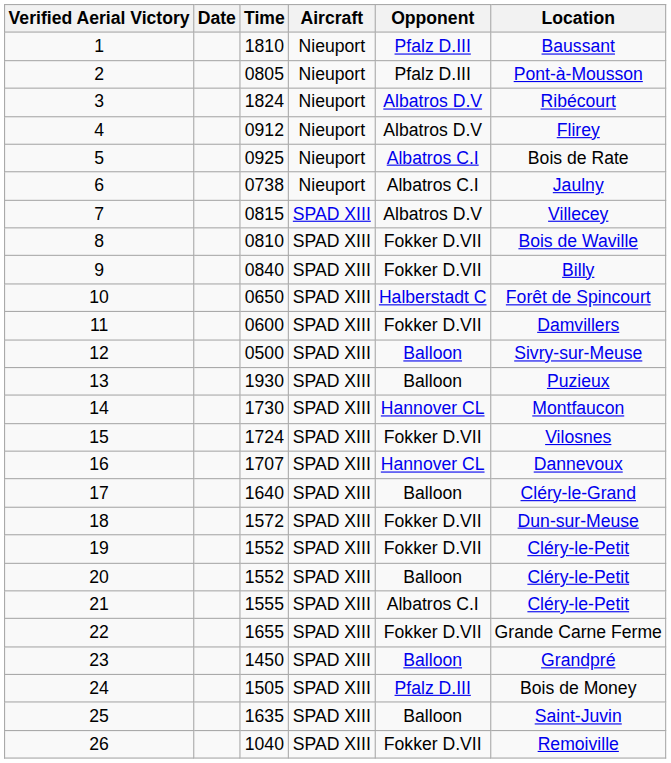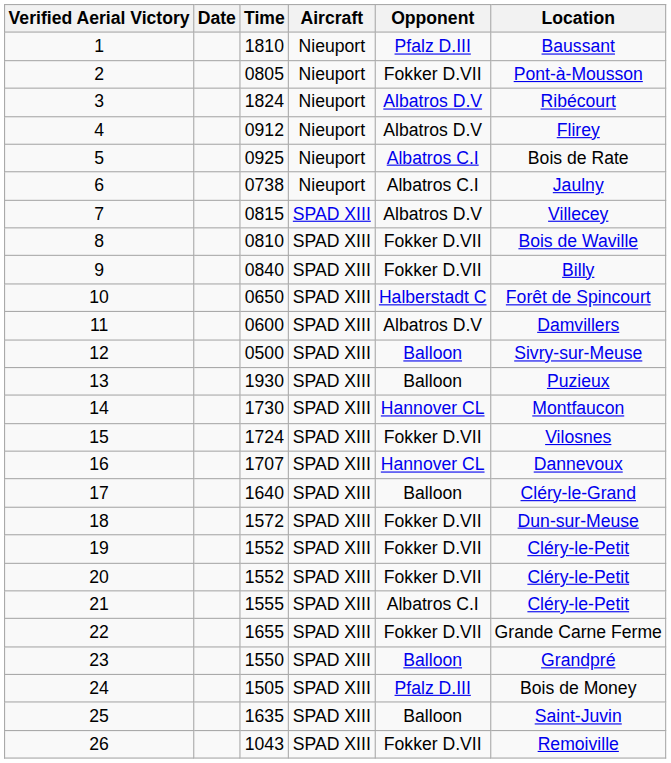(433, 74) Pfalz D.III -> (433, 74) Fokker D.VII
(433, 325) Fokker D.VII -> (433, 325) Albatros D.V
(433, 576) Balloon -> (433, 576) Fokker D.VII
(264, 660) 1450 -> (264, 660) 1550
(264, 744) 1040 -> (264, 744) 1043
